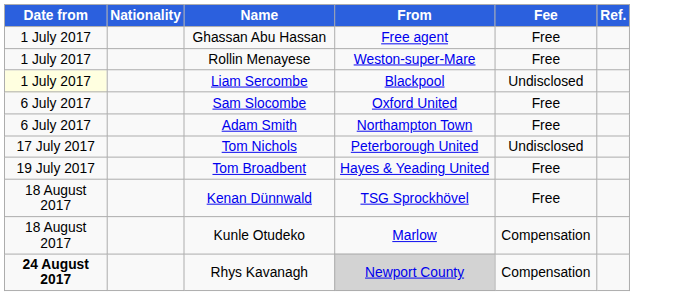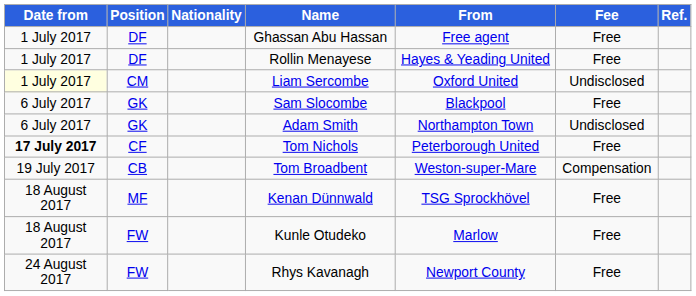+ column: (137, 16)
(415, 59) Weston-super-Mare -> (476, 59) Hayes & Yeading United
(415, 81) Blackpool -> (476, 81) Oxford United
(415, 103) Oxford United -> (476, 103) Blackpool
(546, 125) Free -> (607, 125) Undisclosed
(56, 147) normal -> (56, 147) bold
(546, 147) Undisclosed -> (607, 147) Free
(415, 169) Hayes & Yeading United -> (476, 169) Weston-super-Mare
(546, 169) Free -> (607, 169) Compensation
(546, 235) Compensation -> (607, 235) Free
(56, 273) bold -> (56, 273) normal
(415, 273) lightgrey background -> (476, 273) no background
(546, 273) Compensation -> (607, 273) Free
